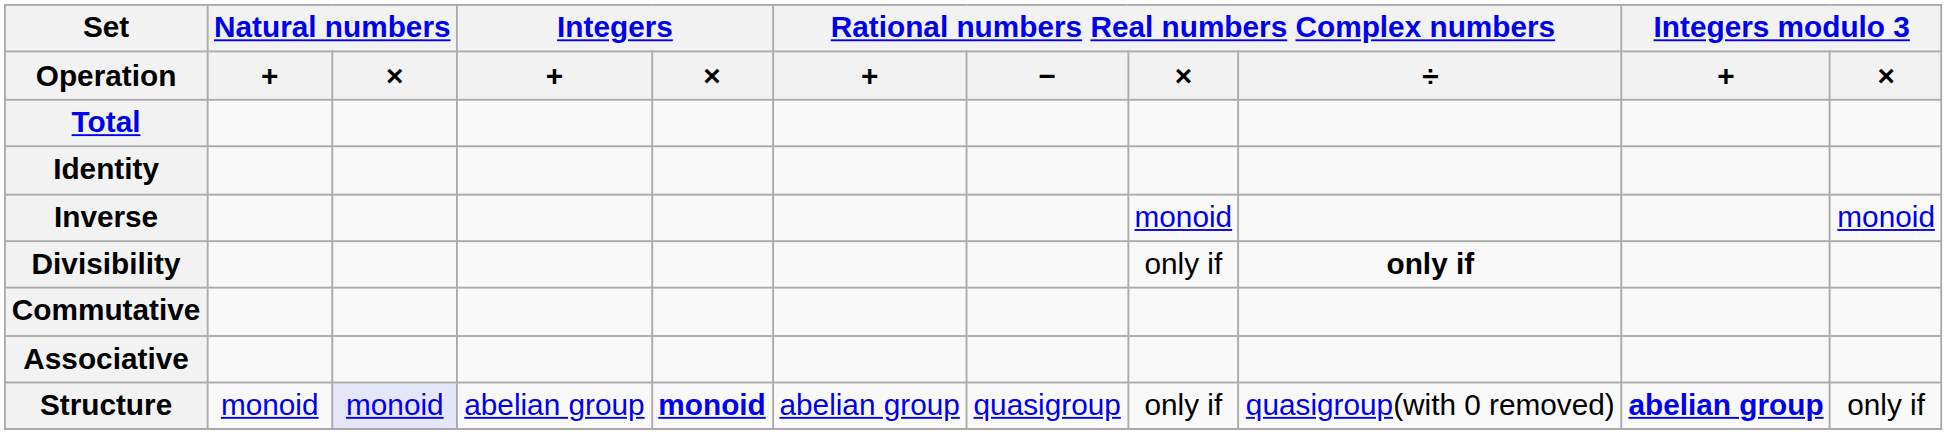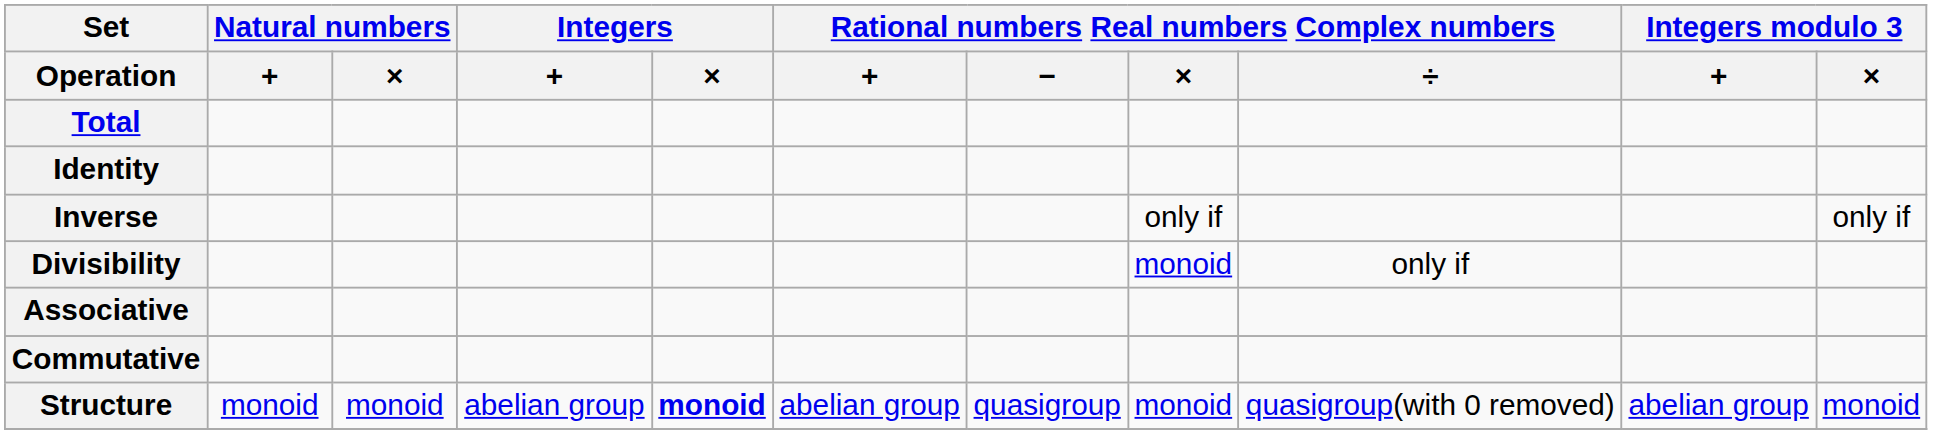(1183, 216) monoid -> (1183, 216) only if
(1886, 216) monoid -> (1871, 216) only if
(1183, 264) only if -> (1183, 264) monoid
(1430, 264) bold -> (1430, 264) normal
rows swapped: (106, 358) <-> (106, 311)
(395, 405) lavender background -> (395, 405) no background
(1183, 405) only if -> (1183, 405) monoid
(1726, 405) bold -> (1719, 405) normal
(1886, 405) only if -> (1871, 405) monoid
